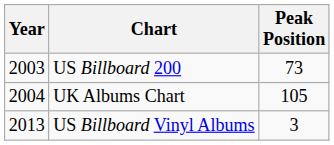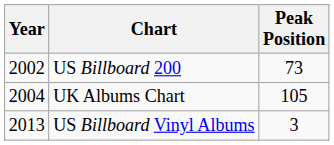(27, 67) 2003 -> (27, 67) 2002
